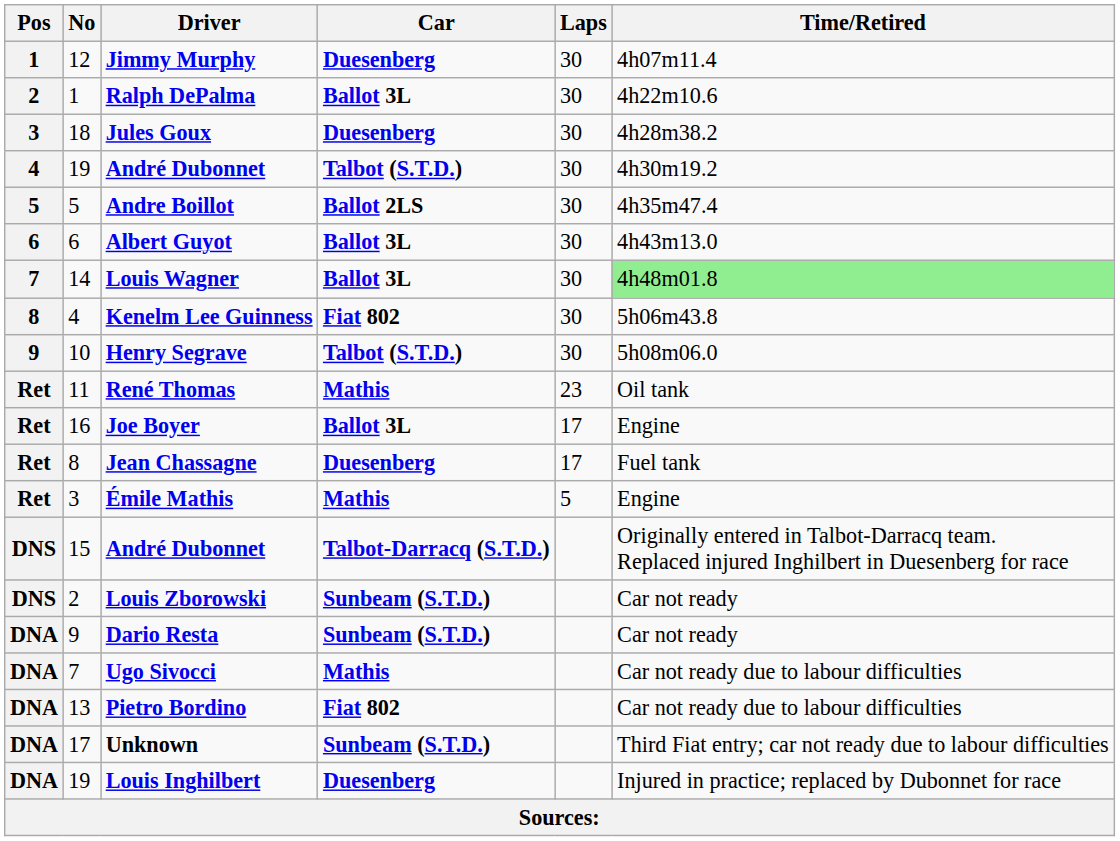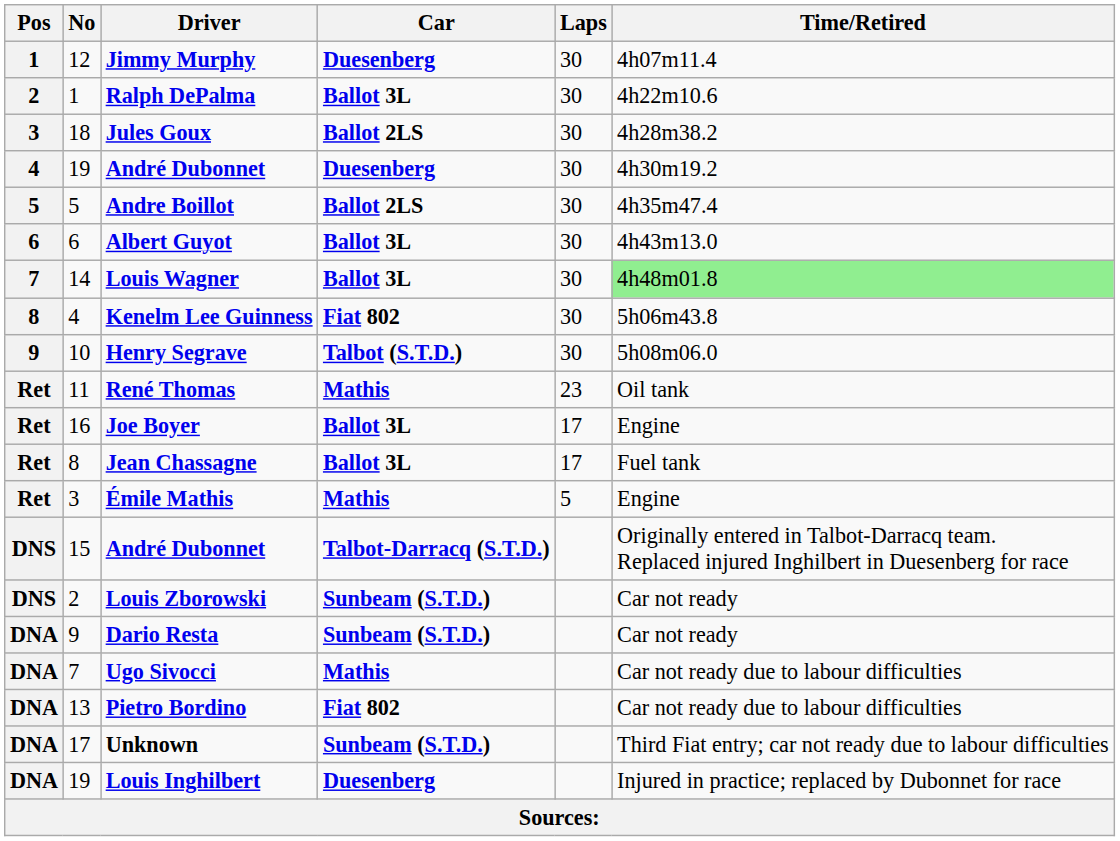(379, 132) Duesenberg -> (373, 132) Ballot 2LS
(393, 169) Talbot (S.T.D.) -> (379, 169) Duesenberg
(379, 462) Duesenberg -> (367, 462) Ballot 3L
